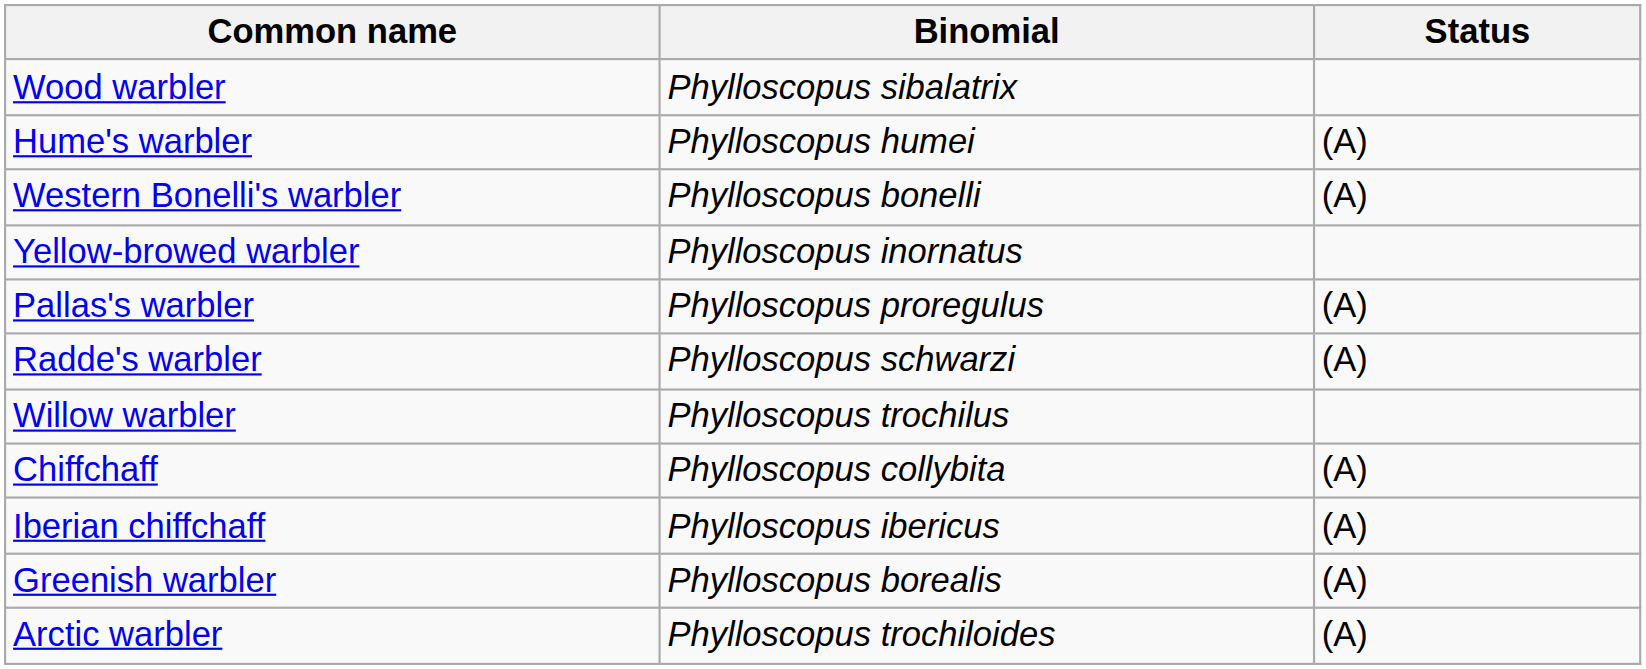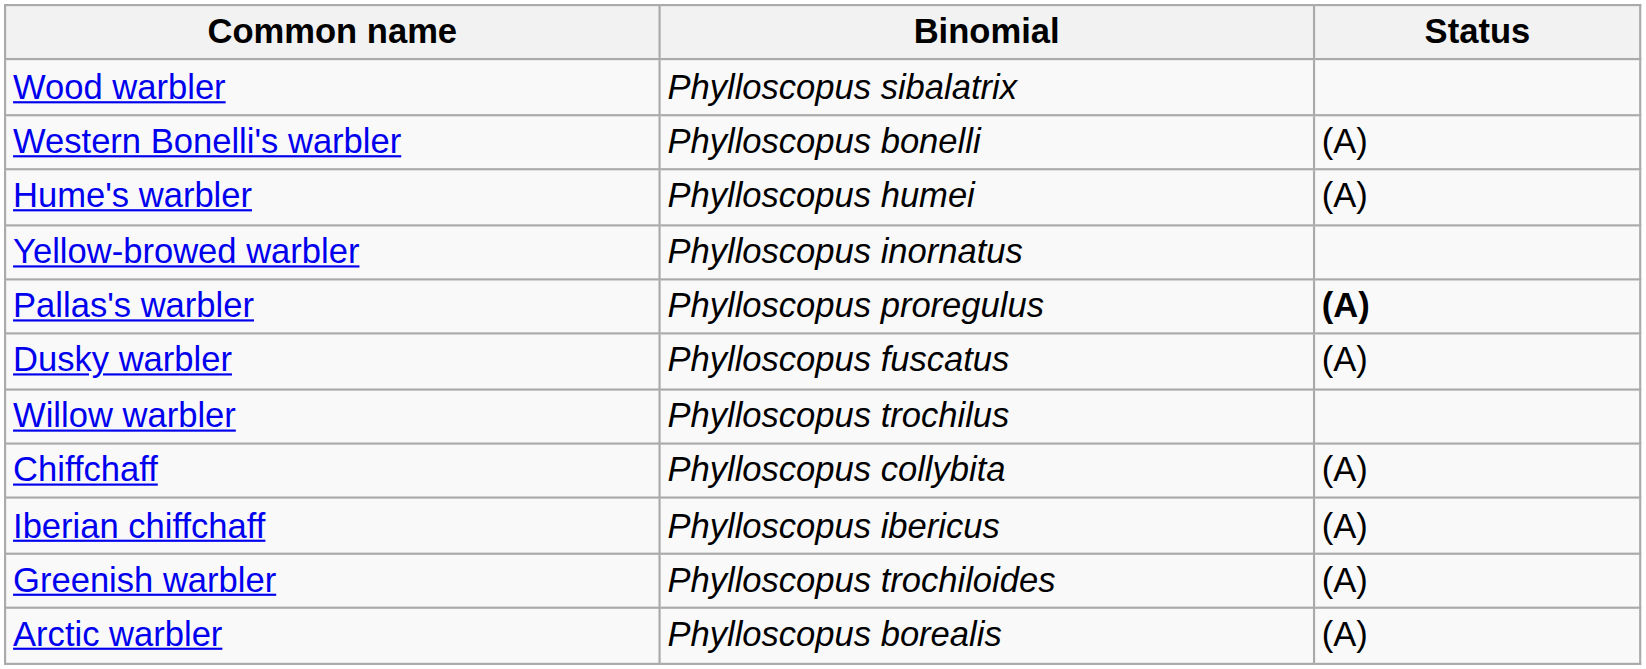rows swapped: (207, 196) <-> (133, 141)
(1345, 305) normal -> (1346, 305) bold
- row: (137, 360)
+ row: (123, 360)
(835, 580) Phylloscopus borealis -> (861, 580) Phylloscopus trochiloides
(861, 634) Phylloscopus trochiloides -> (835, 634) Phylloscopus borealis
